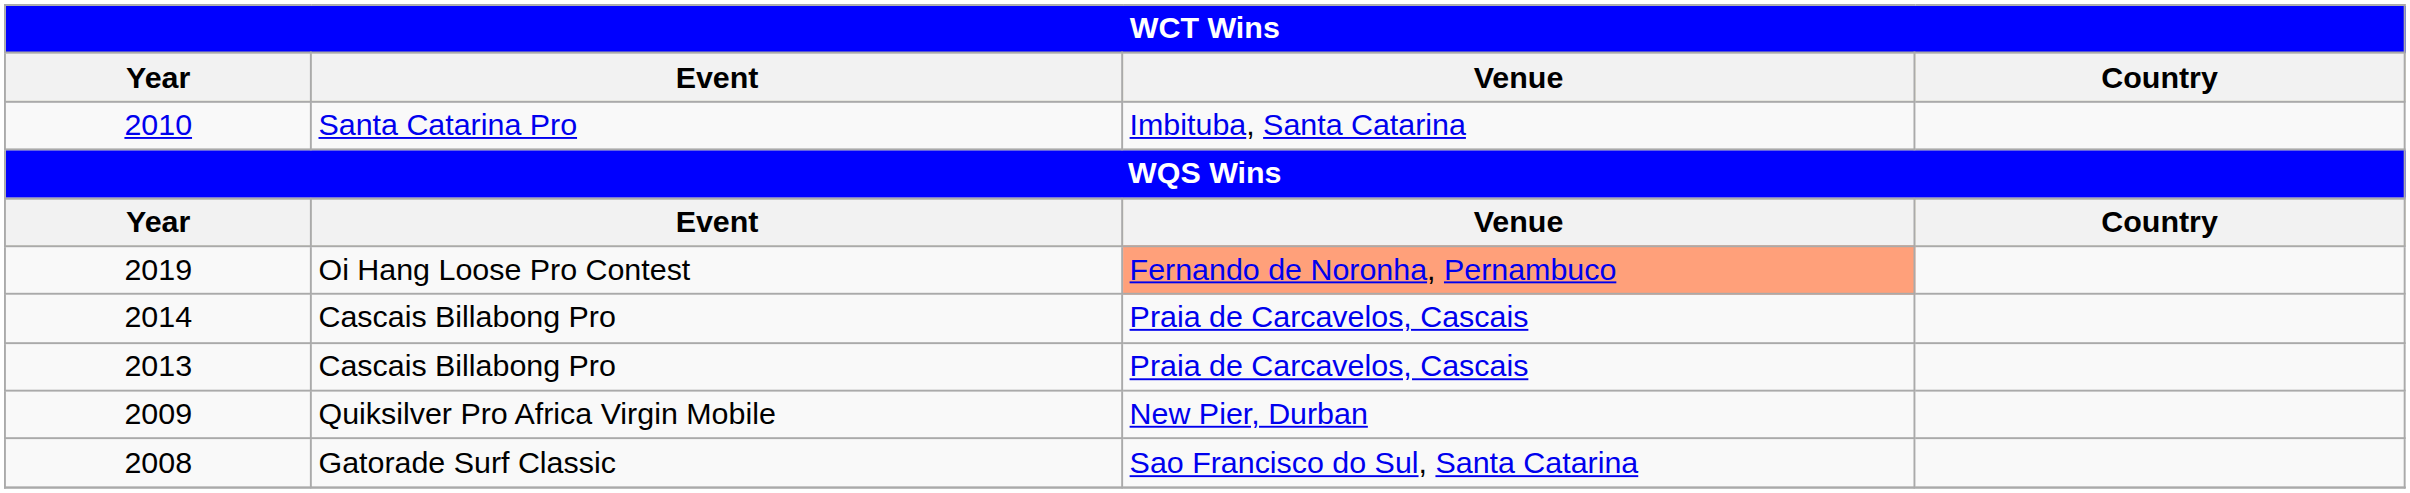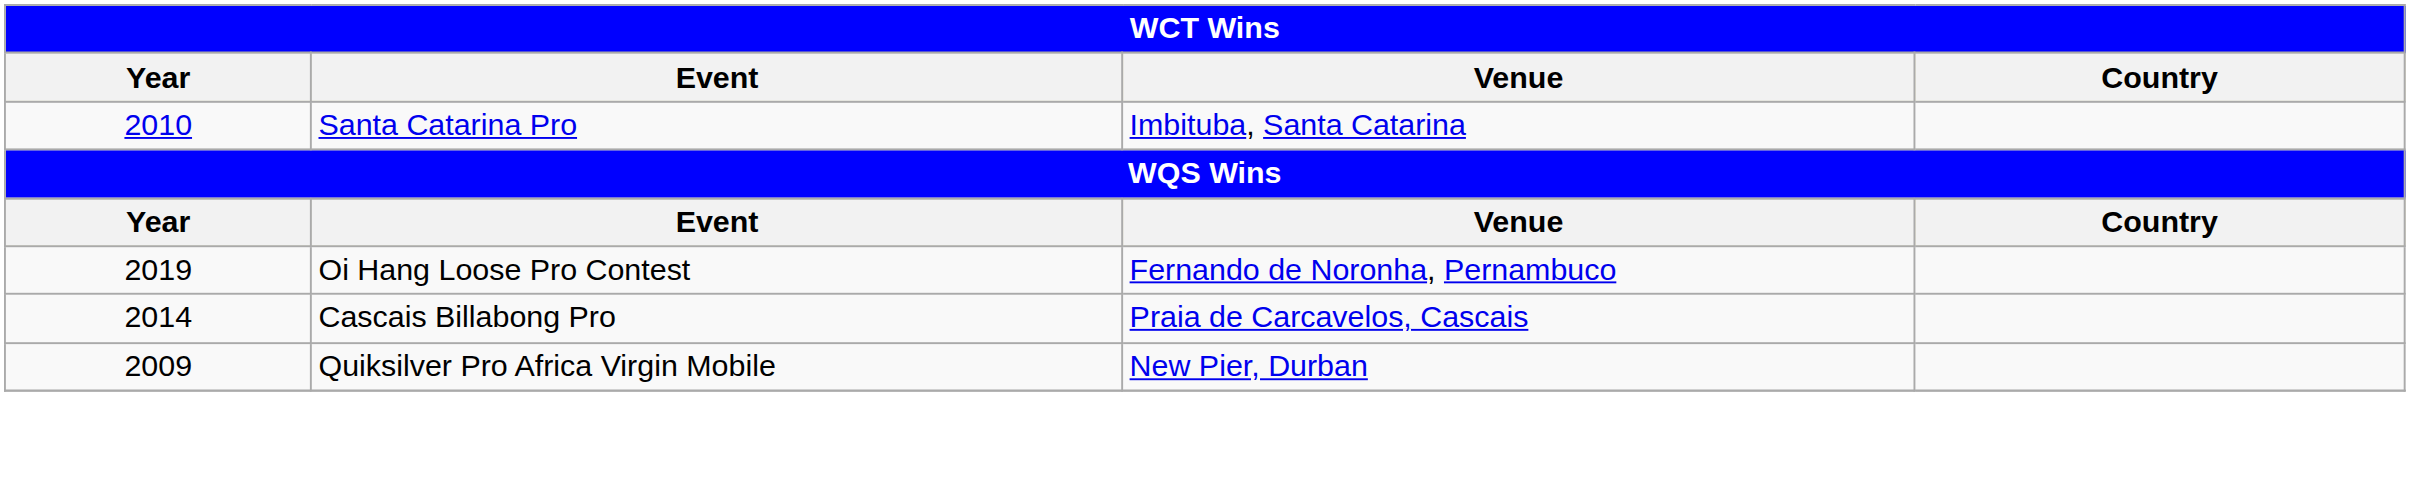(1373, 269) lightsalmon background -> (1373, 269) no background
- row: (158, 366)
- row: (158, 462)
